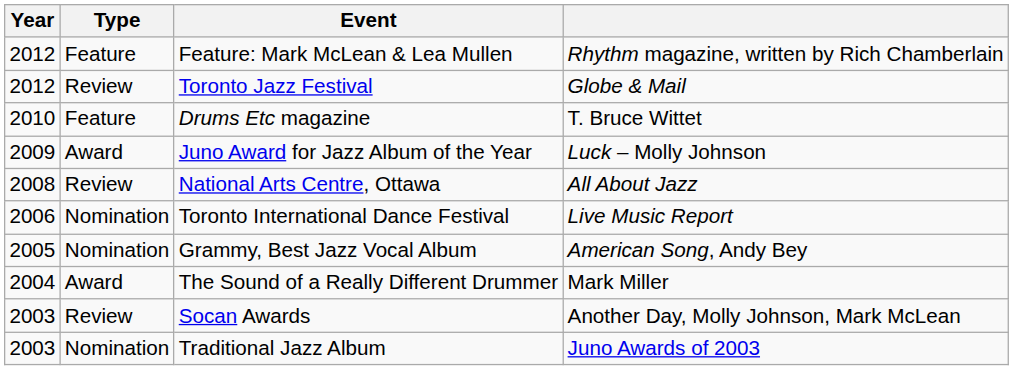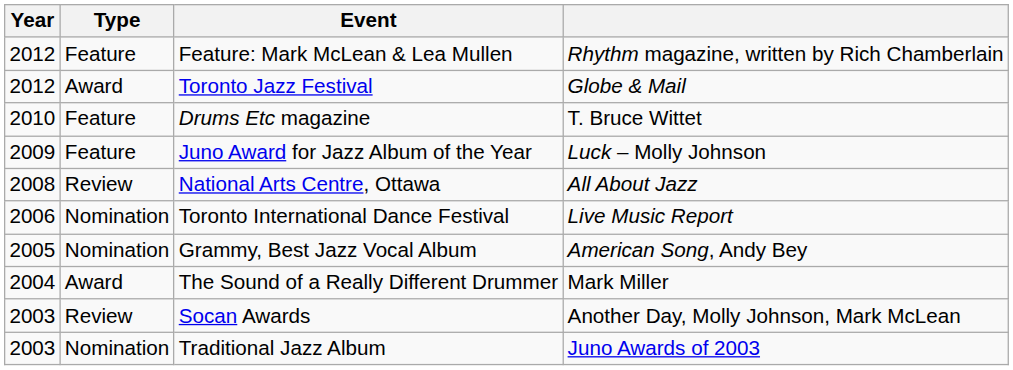(99, 86) Review -> (94, 86) Award
(94, 151) Award -> (100, 151) Feature
